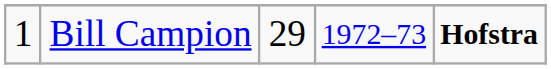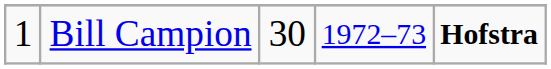(287, 34) 29 -> (287, 34) 30
